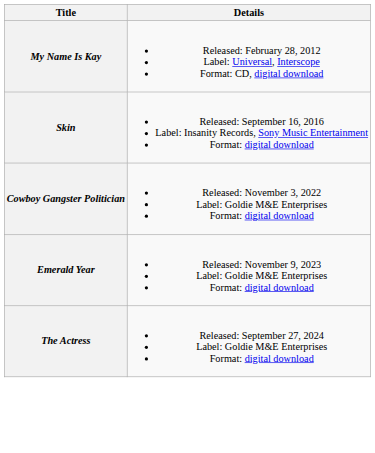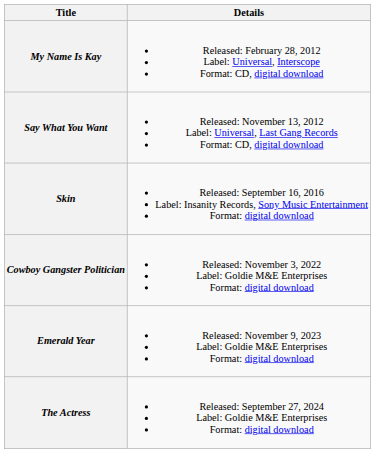+ row: (66, 127)
